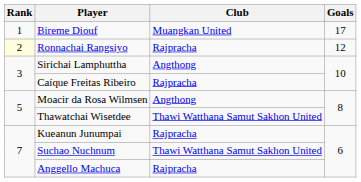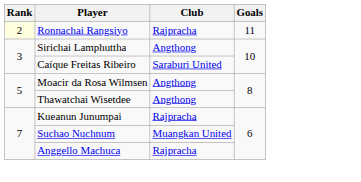- row: (67, 30)
(340, 47) 12 -> (250, 30) 11
(175, 82) Rajpracha -> (187, 64) Saraburi United
(237, 116) Thawi Watthana Samut Sakhon United -> (174, 99) Angthong
(237, 151) Thawi Watthana Samut Sakhon United -> (192, 133) Muangkan United
